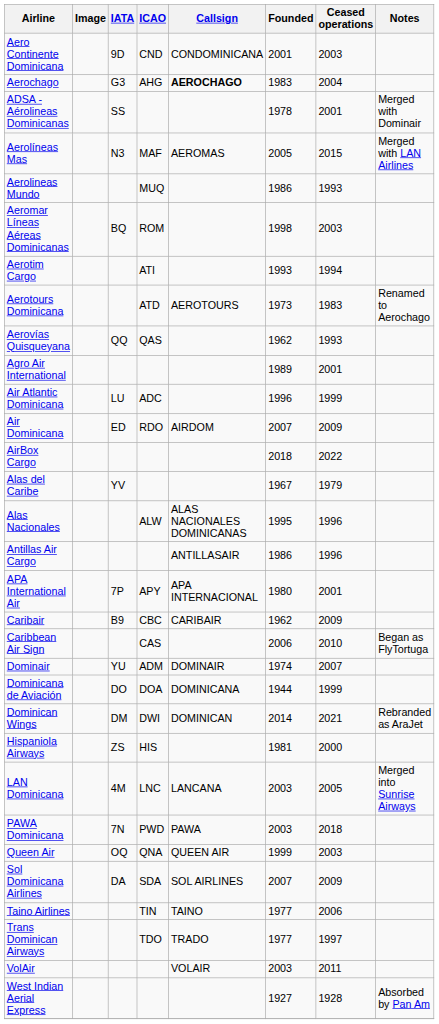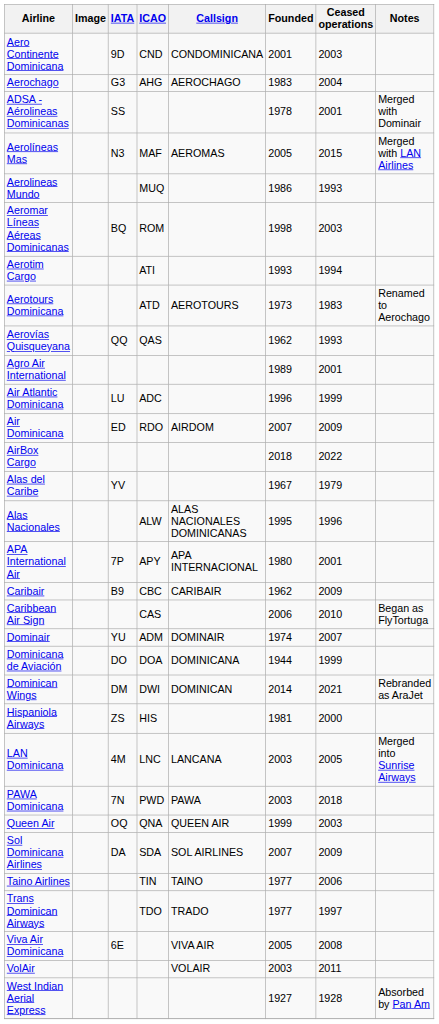(206, 83) bold -> (206, 83) normal
- row: (32, 556)
+ row: (35, 946)
